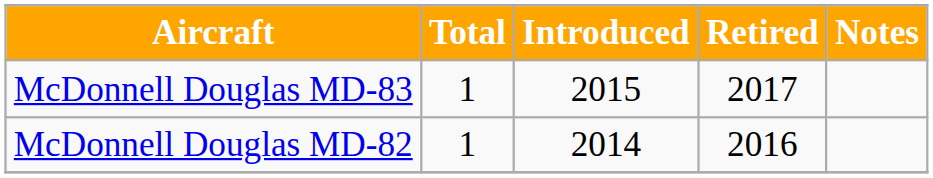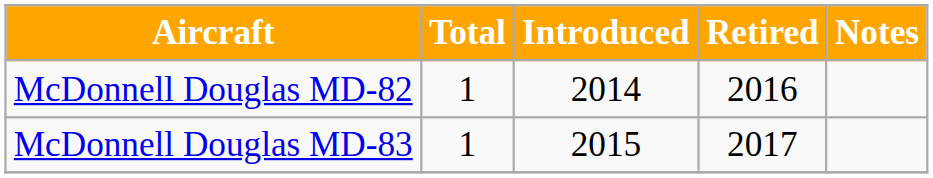rows swapped: (213, 144) <-> (213, 88)
